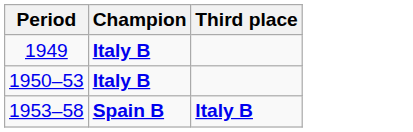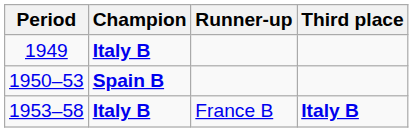+ column: (244, 19)
(121, 80) Italy B -> (128, 80) Spain B
(128, 111) Spain B -> (121, 111) Italy B
